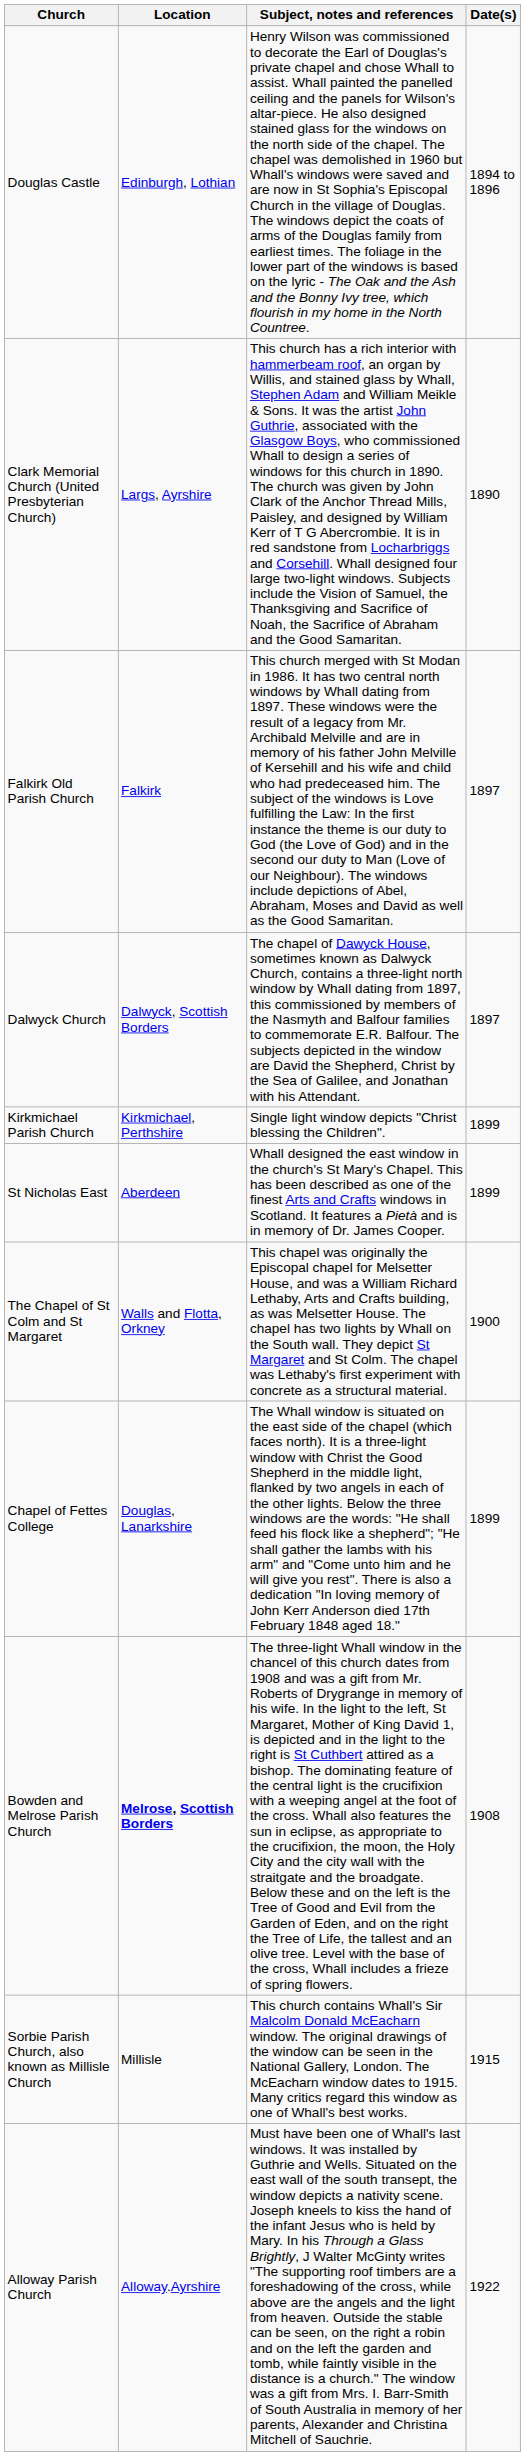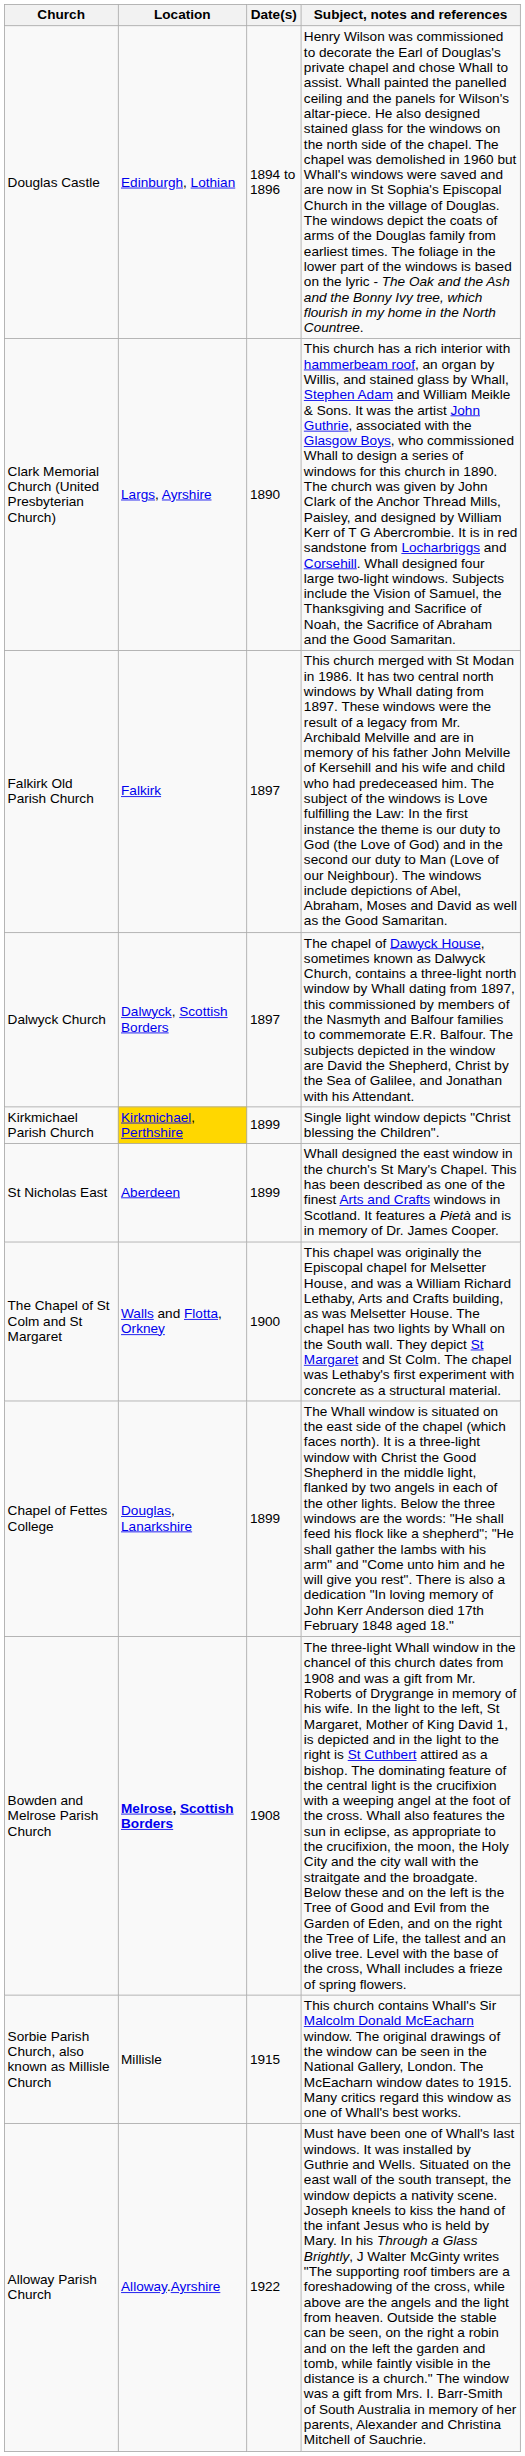columns swapped: (493, 15) <-> (357, 15)
(158, 1125) no background -> (158, 1125) gold background
